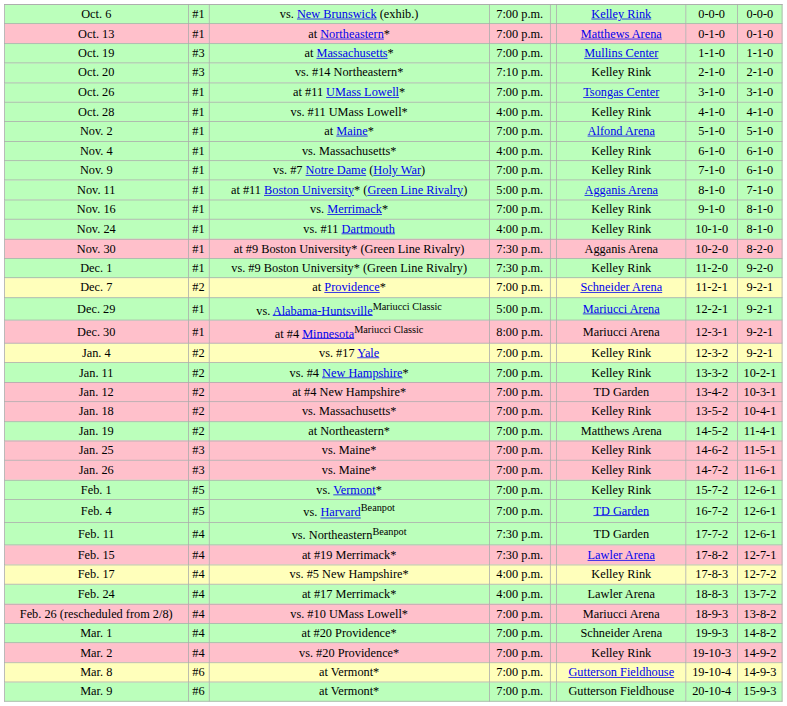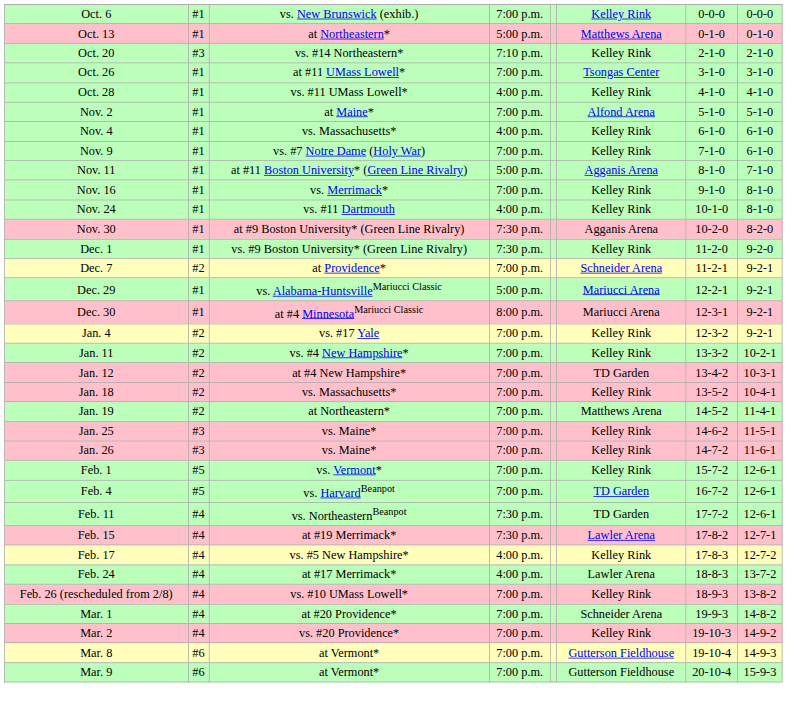(520, 33) 7:00 p.m. -> (520, 33) 5:00 p.m.
- row: (96, 53)
(621, 613) Mariucci Arena -> (621, 594) Kelley Rink
